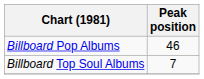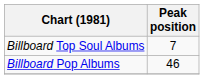rows swapped: (63, 45) <-> (76, 64)
